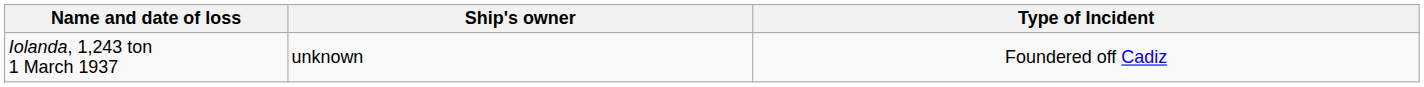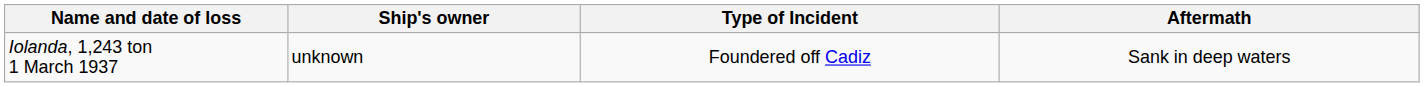+ column: (1209, 18)
